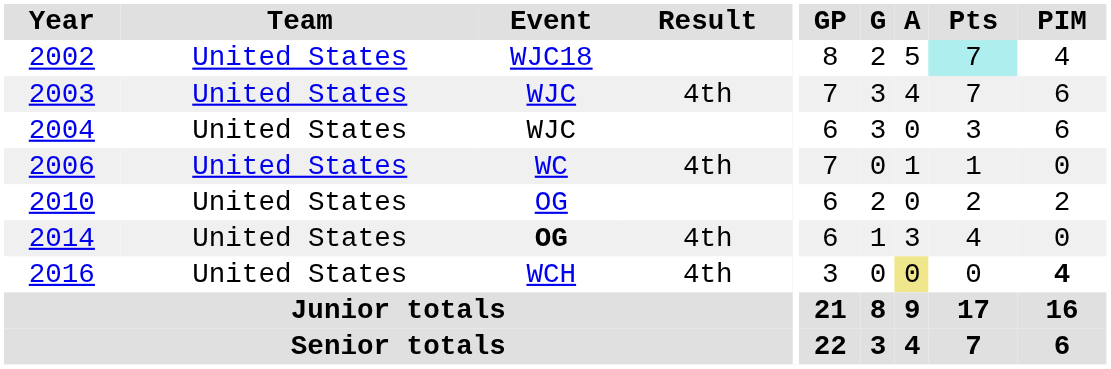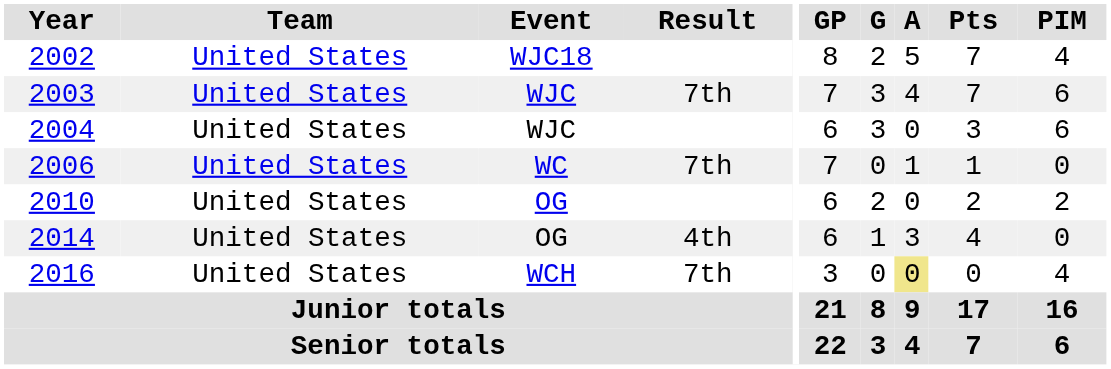(974, 58) paleturquoise background -> (974, 58) no background
(708, 94) 4th -> (708, 94) 7th
(708, 166) 4th -> (708, 166) 7th
(551, 238) bold -> (551, 238) normal
(708, 274) 4th -> (708, 274) 7th
(1062, 274) bold -> (1062, 274) normal
